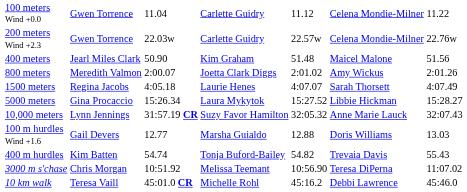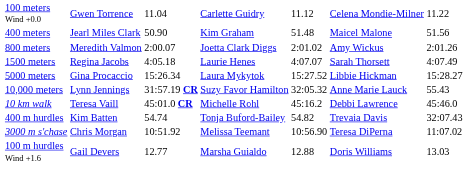- row: (28, 39)
(445, 115) 32:07.43 -> (438, 89) 55.43
rows swapped: (34, 135) <-> (28, 183)
(438, 155) 55.43 -> (445, 117) 32:07.43
